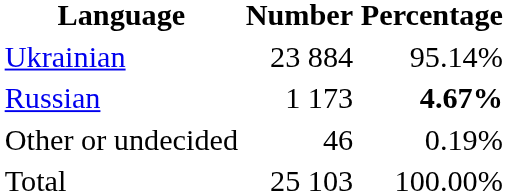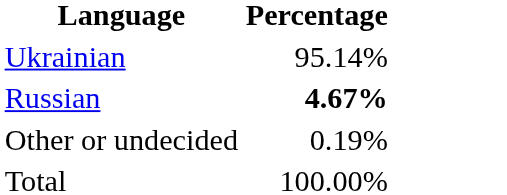- column: (299, 15)
